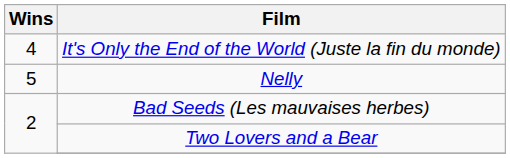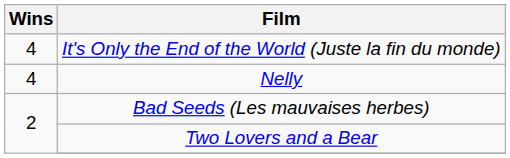(31, 78) 5 -> (31, 78) 4
